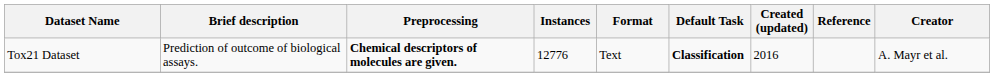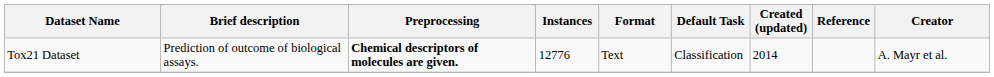(708, 55) bold -> (709, 55) normal
(766, 55) 2016 -> (765, 55) 2014
